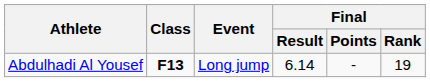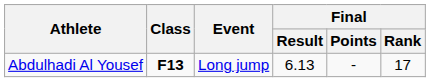(300, 65) 6.14 -> (300, 65) 6.13
(403, 65) 19 -> (403, 65) 17
